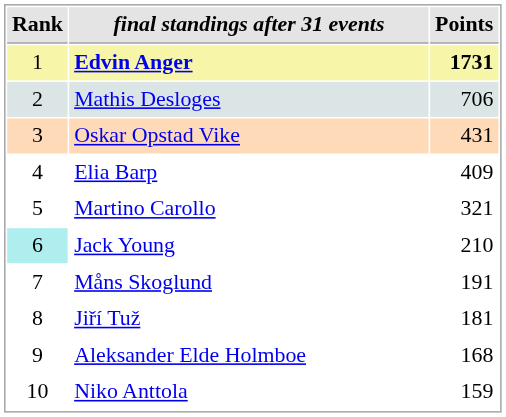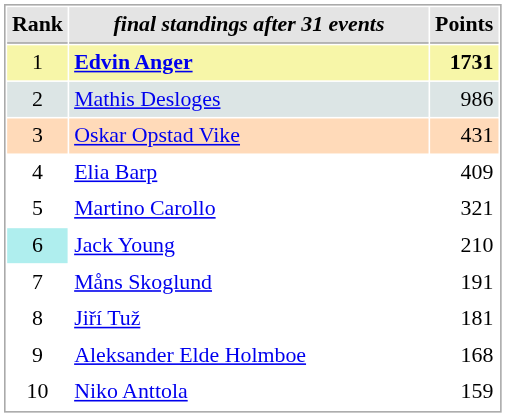(477, 99) 706 -> (477, 99) 986
